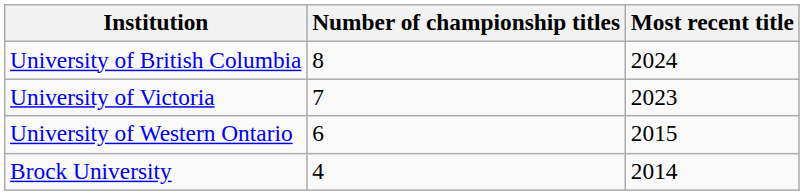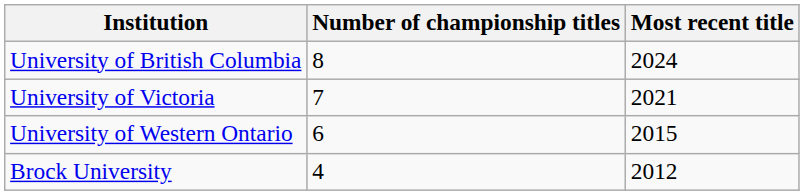(654, 97) 2023 -> (654, 97) 2021
(654, 171) 2014 -> (654, 171) 2012
